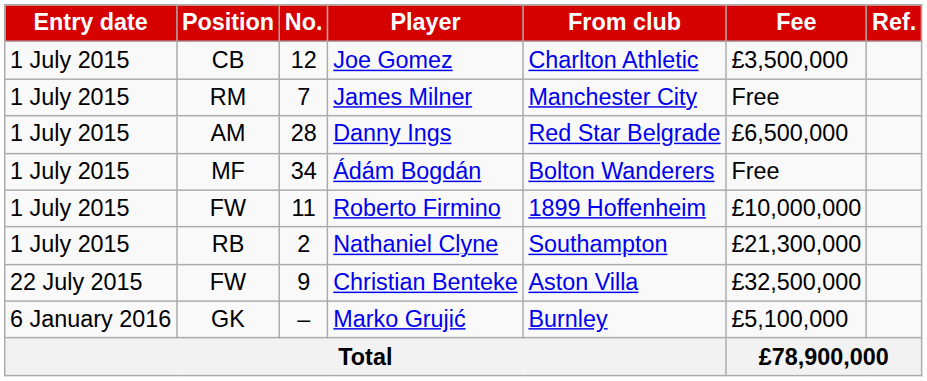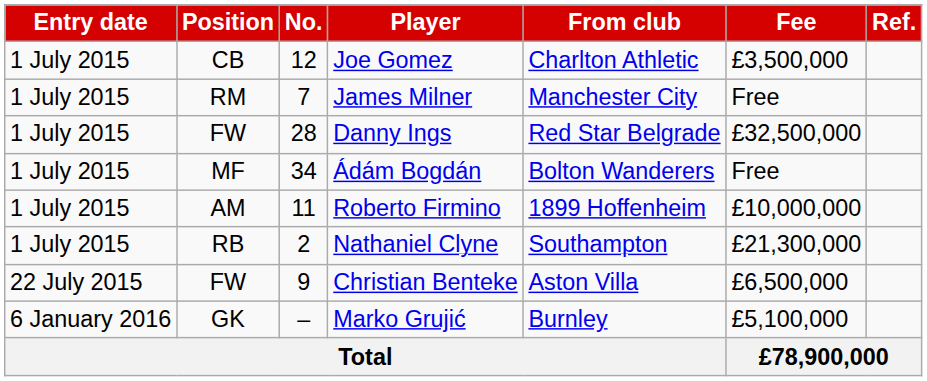(228, 134) AM -> (228, 134) FW
(790, 134) £6,500,000 -> (796, 134) £32,500,000
(228, 208) FW -> (228, 208) AM
(796, 282) £32,500,000 -> (790, 282) £6,500,000
